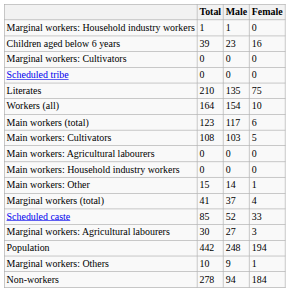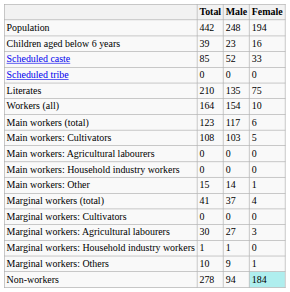rows swapped: (28, 248) <-> (101, 28)
rows swapped: (38, 216) <-> (67, 59)
(259, 279) no background -> (259, 279) paleturquoise background
